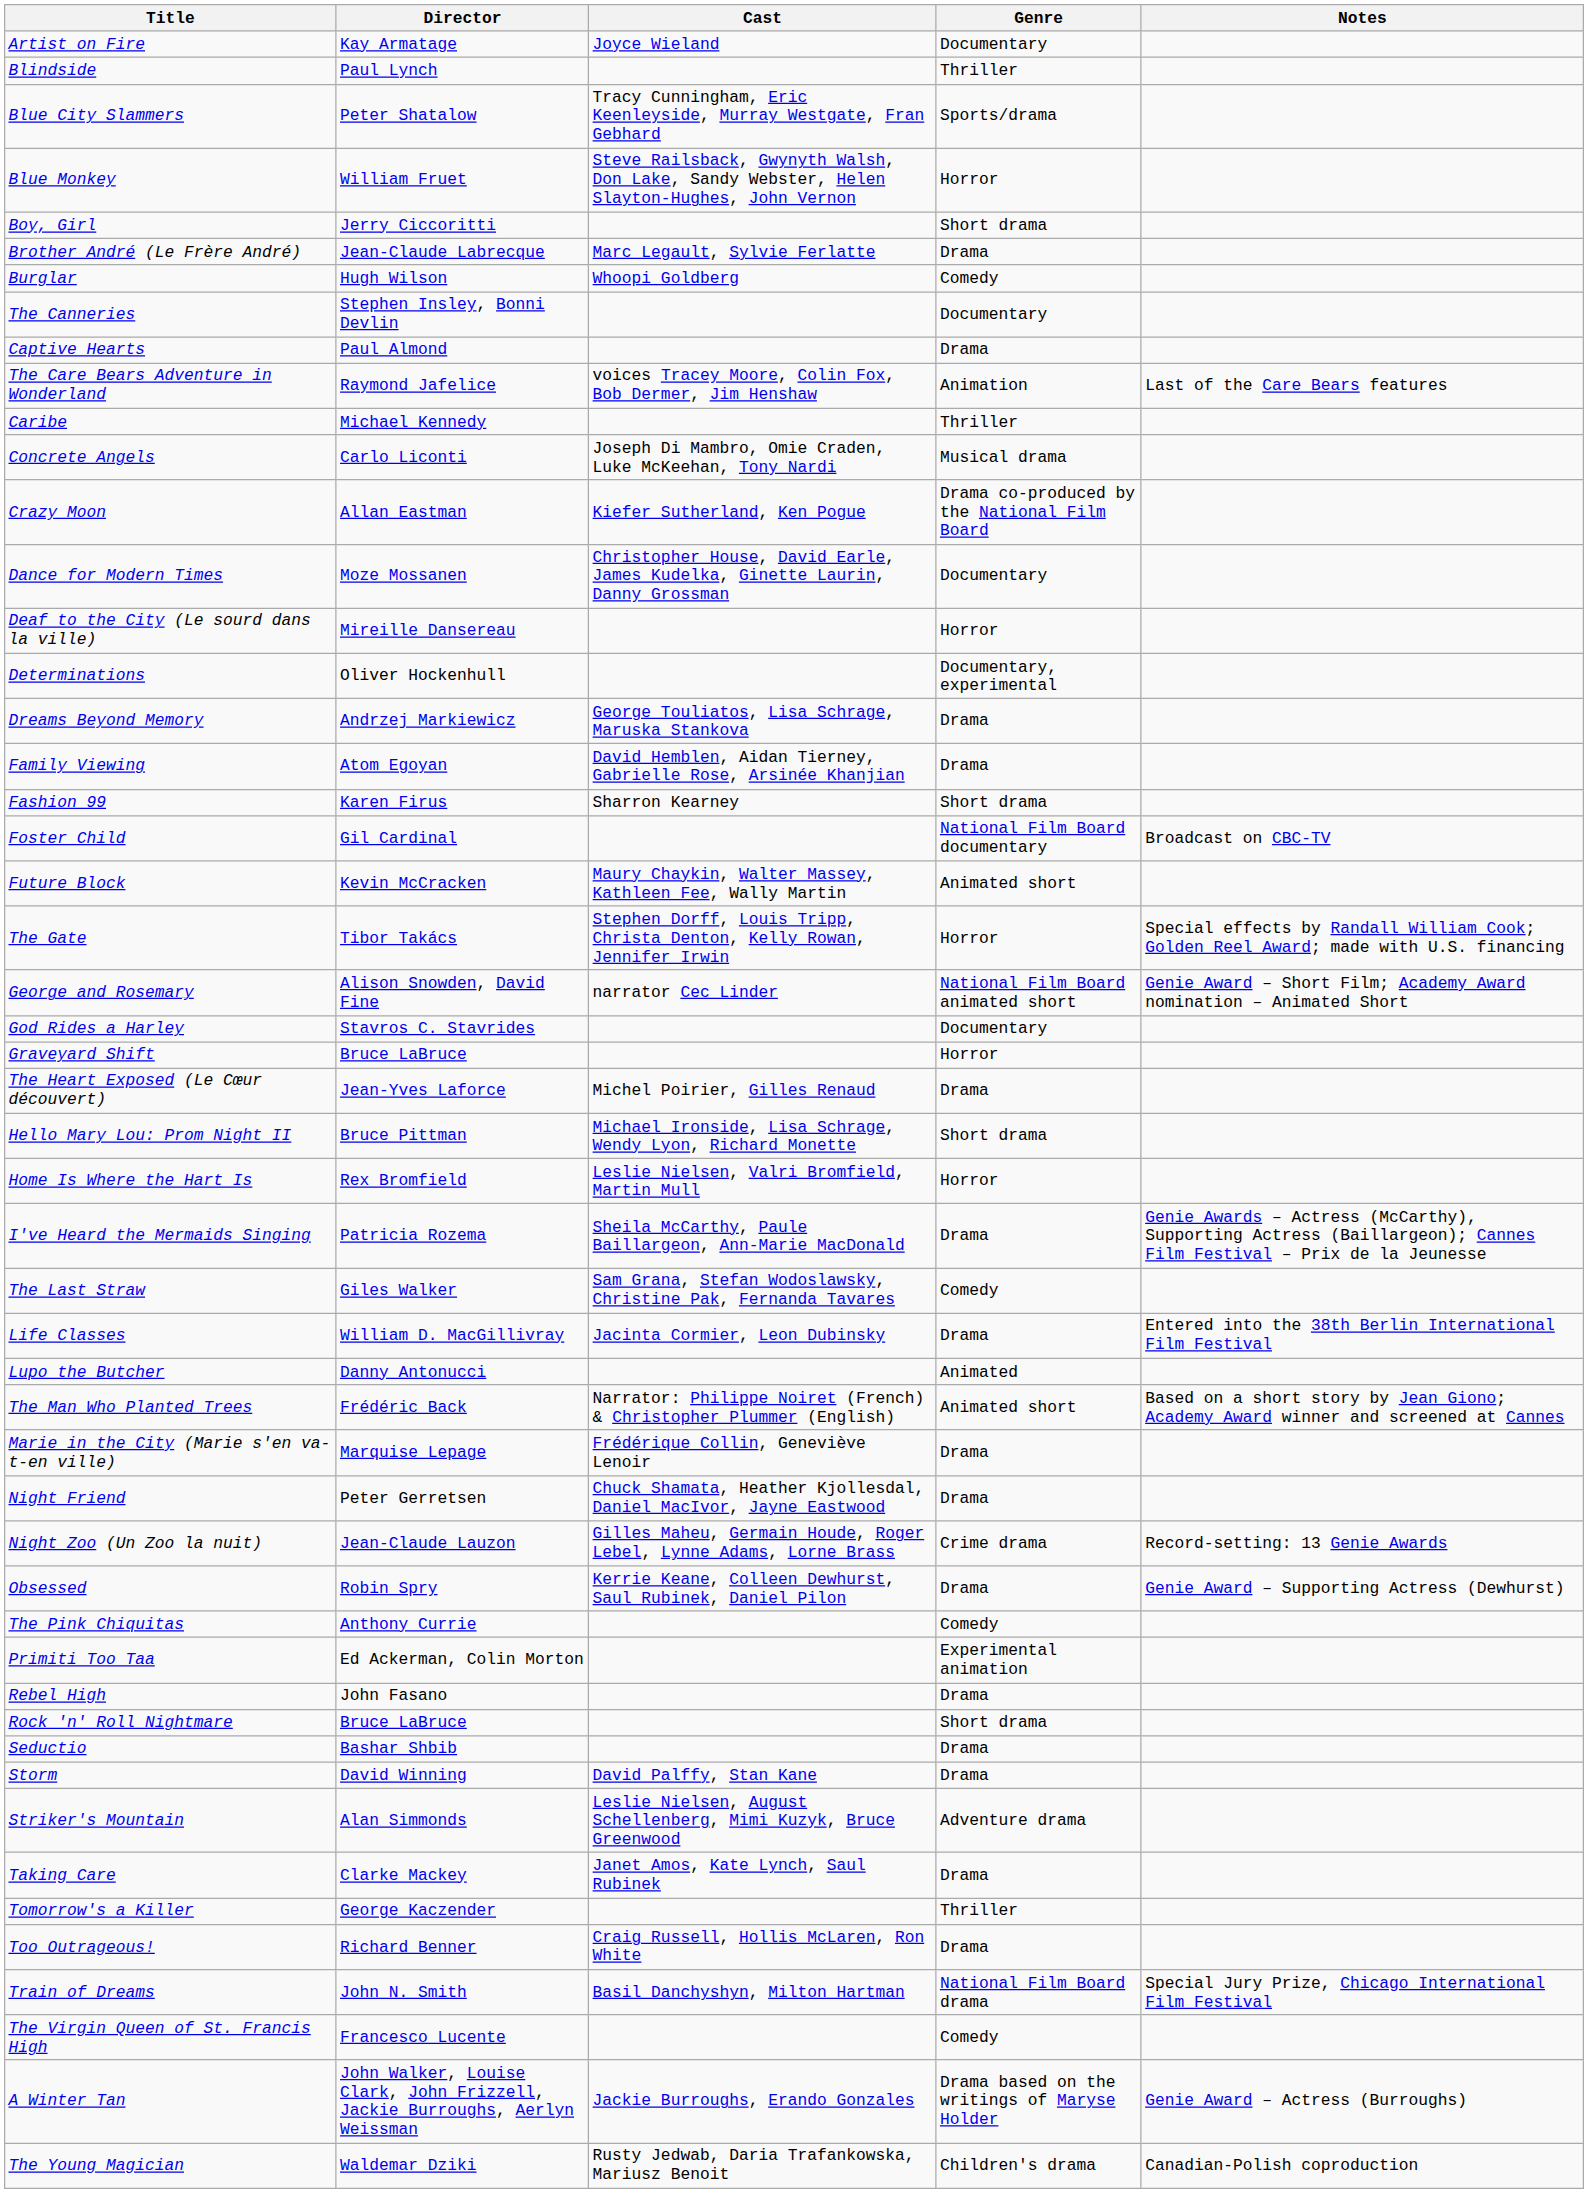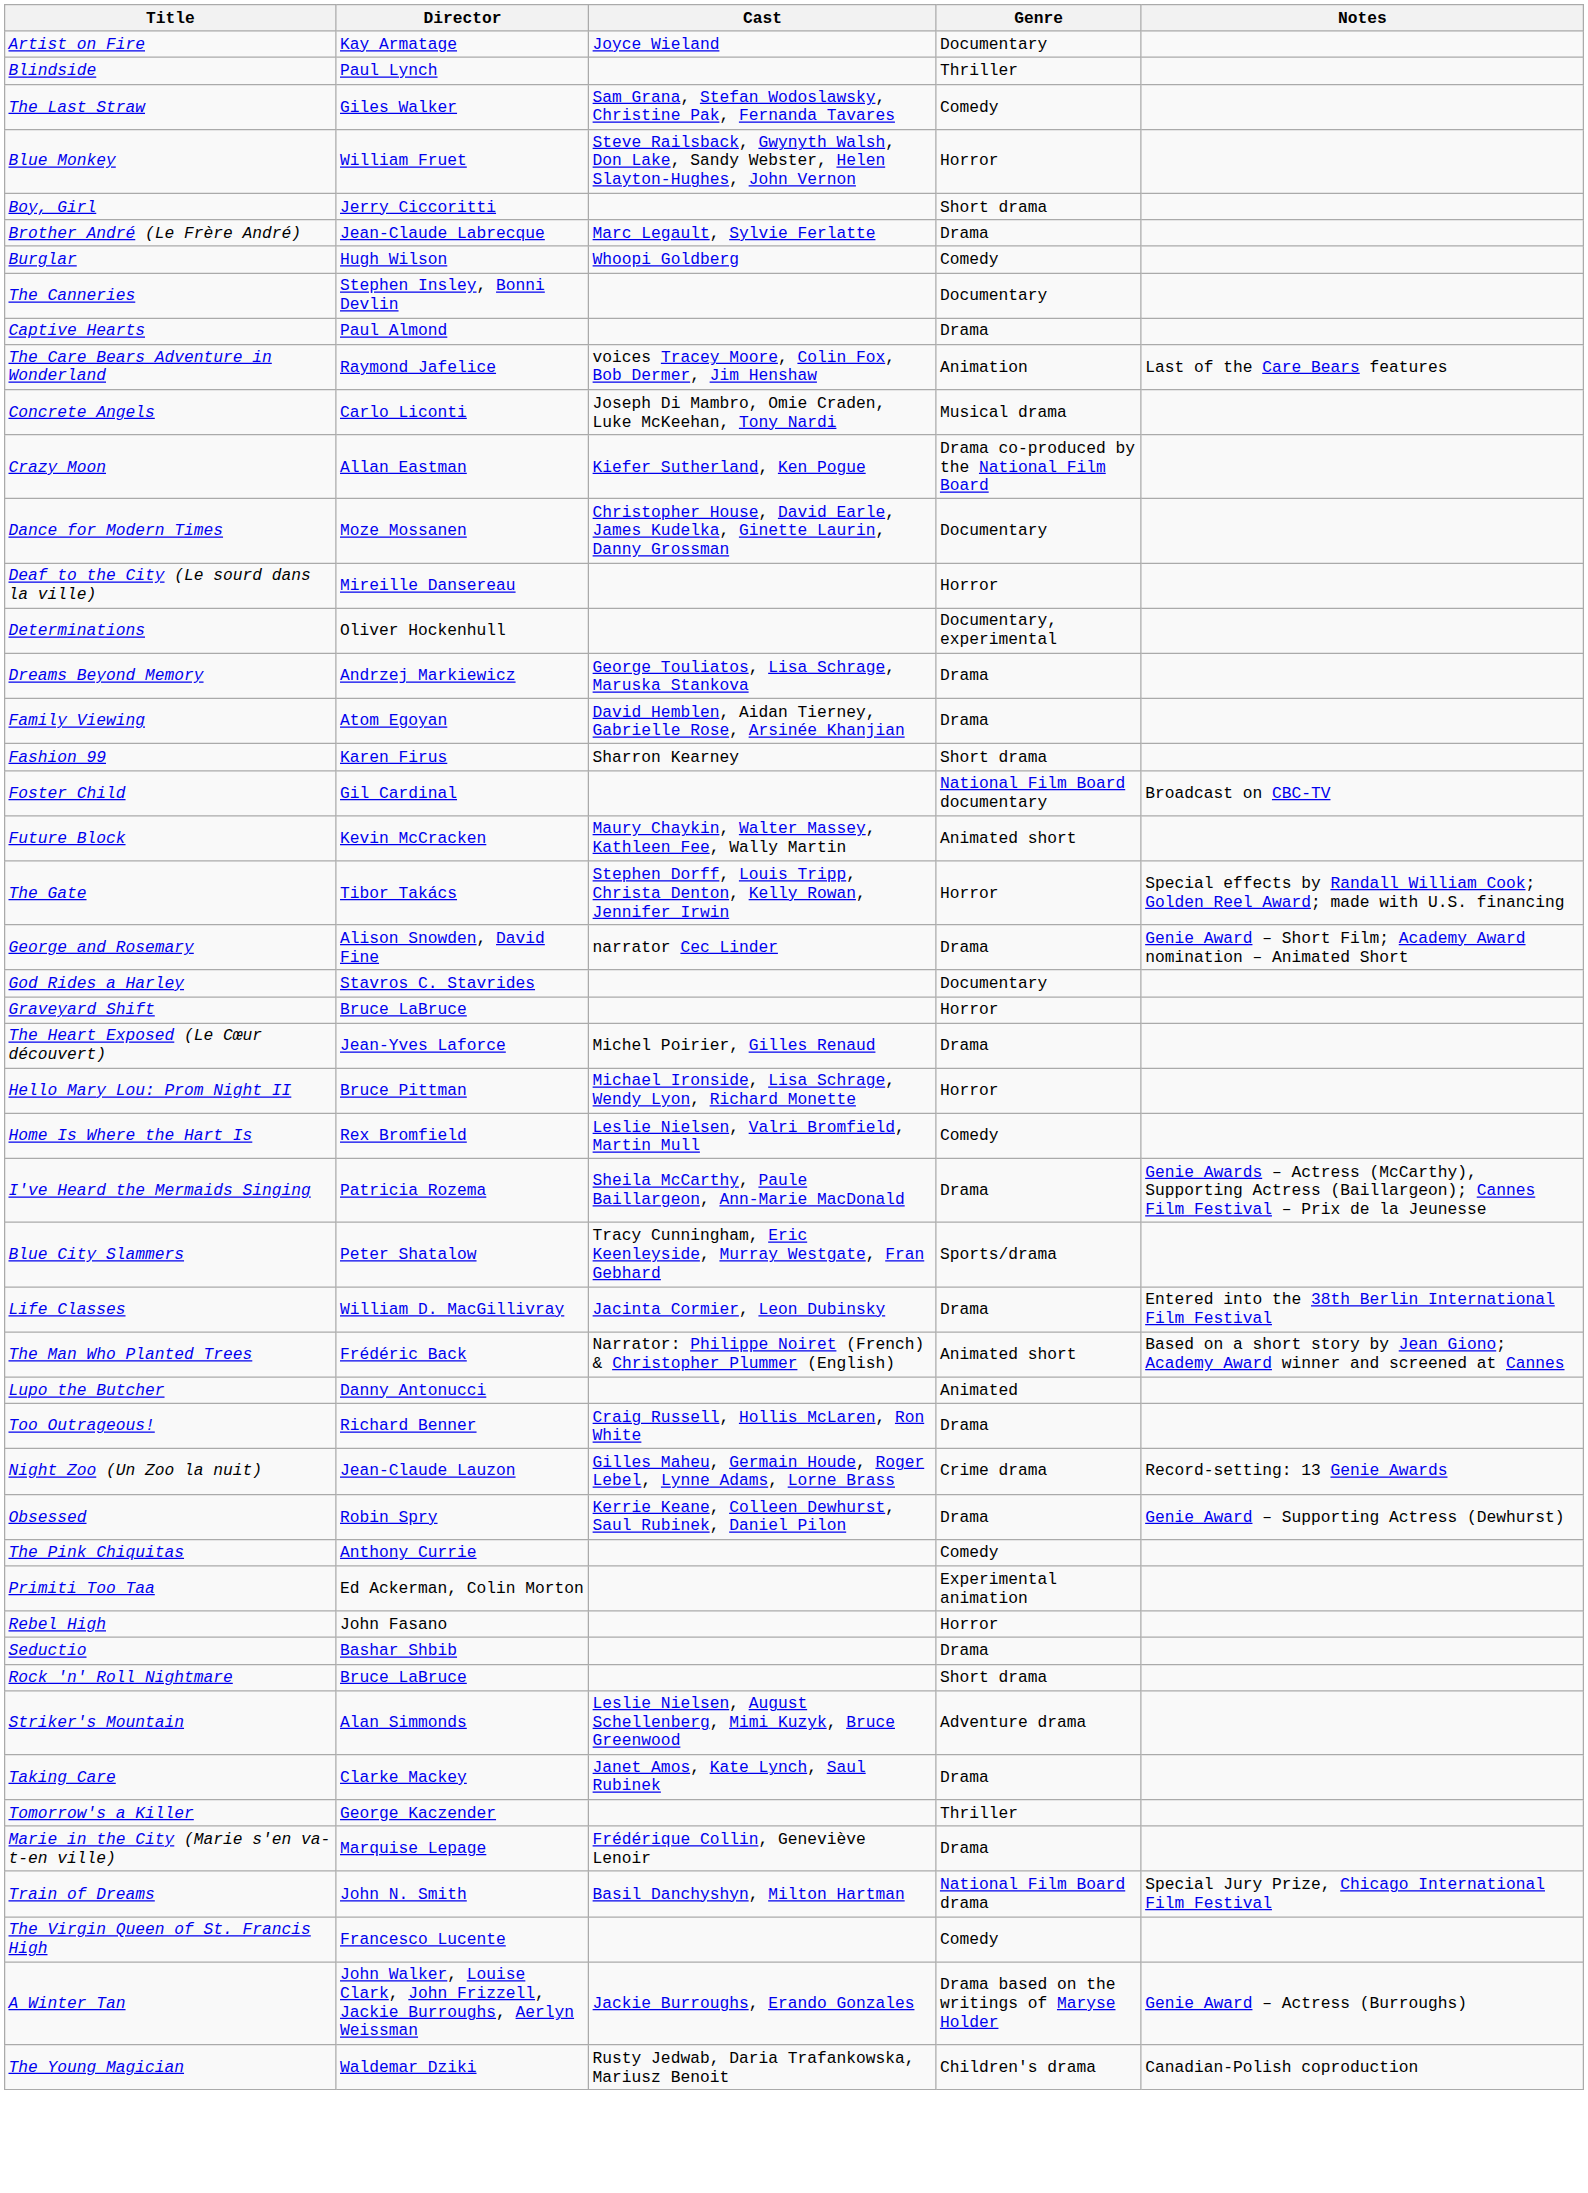rows swapped: (96, 116) <-> (77, 1291)
- row: (38, 422)
(1033, 993) National Film Board animated short -> (964, 947) Drama
(994, 1136) Short drama -> (969, 1091) Horror
(969, 1181) Horror -> (969, 1136) Comedy
rows swapped: (87, 1372) <-> (130, 1407)
rows swapped: (169, 1453) <-> (82, 1947)
- row: (67, 1498)
(964, 1696) Drama -> (969, 1624) Horror
rows swapped: (121, 1722) <-> (48, 1749)
- row: (33, 1775)
